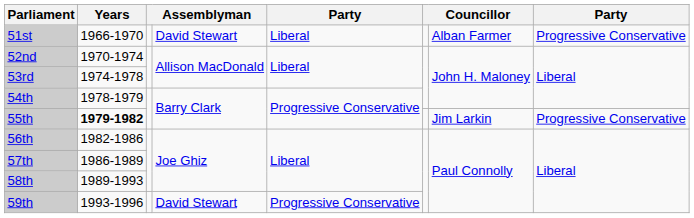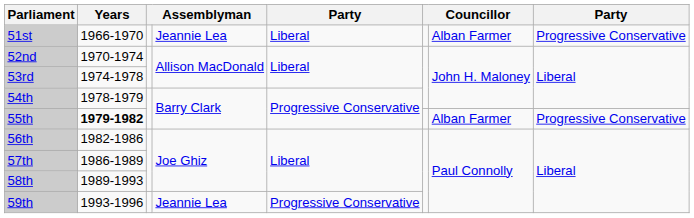(196, 35) David Stewart -> (191, 35) Jeannie Lea
(462, 118) Jim Larkin -> (471, 118) Alban Farmer
(196, 202) David Stewart -> (191, 202) Jeannie Lea
